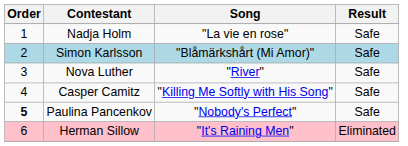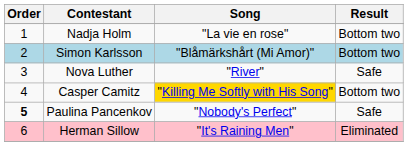(367, 33) Safe -> (369, 33) Bottom two
(367, 53) Safe -> (369, 53) Bottom two
(245, 92) no background -> (245, 92) gold background
(367, 92) Safe -> (369, 92) Bottom two
